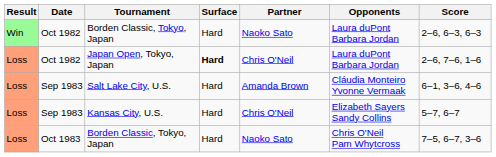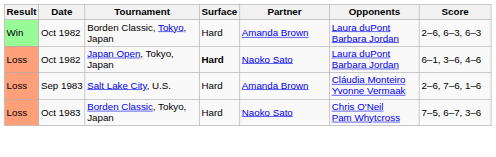(267, 33) Naoko Sato -> (275, 33) Amanda Brown
(268, 59) Chris O'Neil -> (267, 59) Naoko Sato
(451, 59) 2–6, 7–6, 1–6 -> (451, 59) 6–1, 3–6, 4–6
(451, 86) 6–1, 3–6, 4–6 -> (451, 86) 2–6, 7–6, 1–6
- row: (62, 112)
